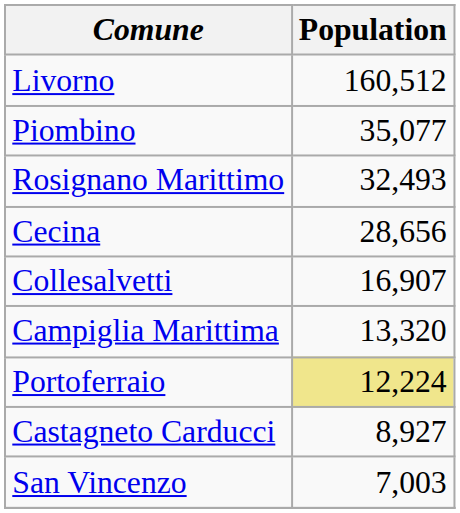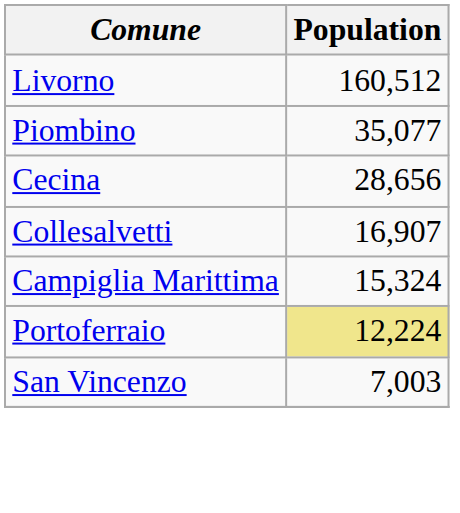- row: (148, 180)
(403, 331) 13,320 -> (398, 280) 15,324
- row: (144, 431)
